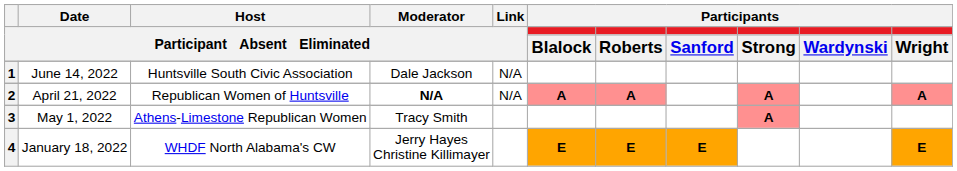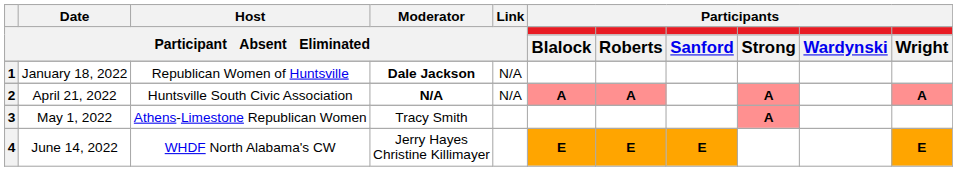(75, 72) June 14, 2022 -> (75, 72) January 18, 2022
(250, 72) Huntsville South Civic Association -> (250, 72) Republican Women of Huntsville
(431, 72) normal -> (431, 72) bold
(250, 95) Republican Women of Huntsville -> (250, 95) Huntsville South Civic Association
(75, 147) January 18, 2022 -> (75, 147) June 14, 2022
